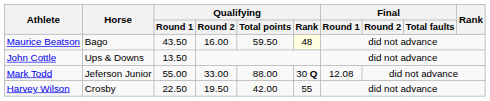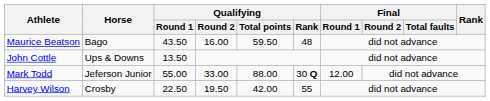(307, 43) lightyellow background -> (307, 43) no background
(341, 73) 12.08 -> (341, 73) 12.00
